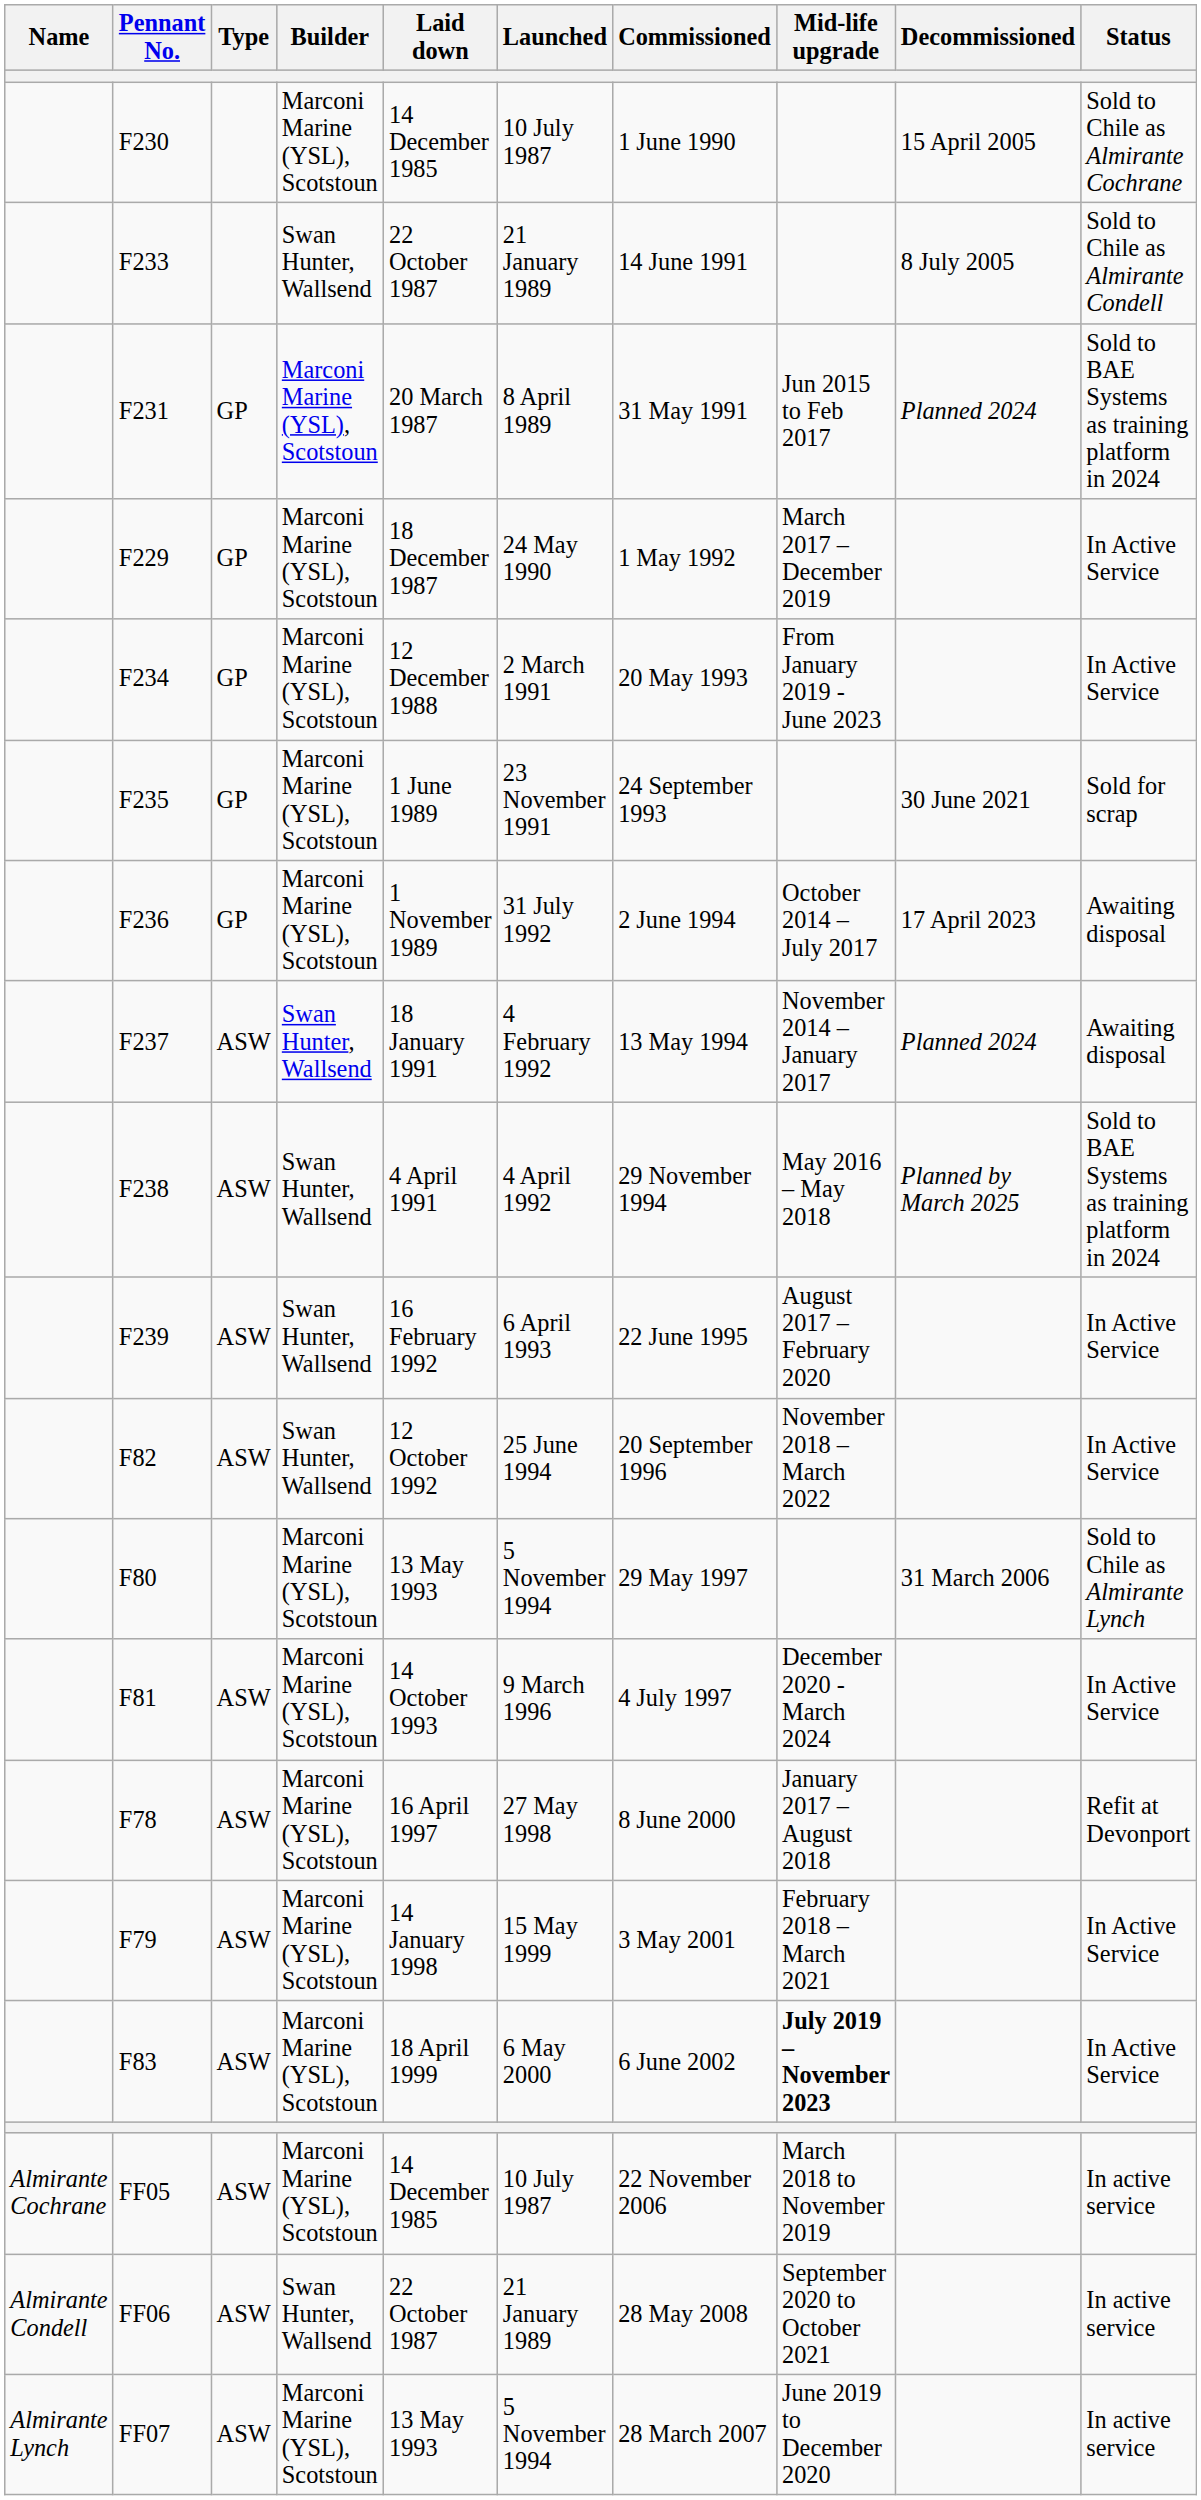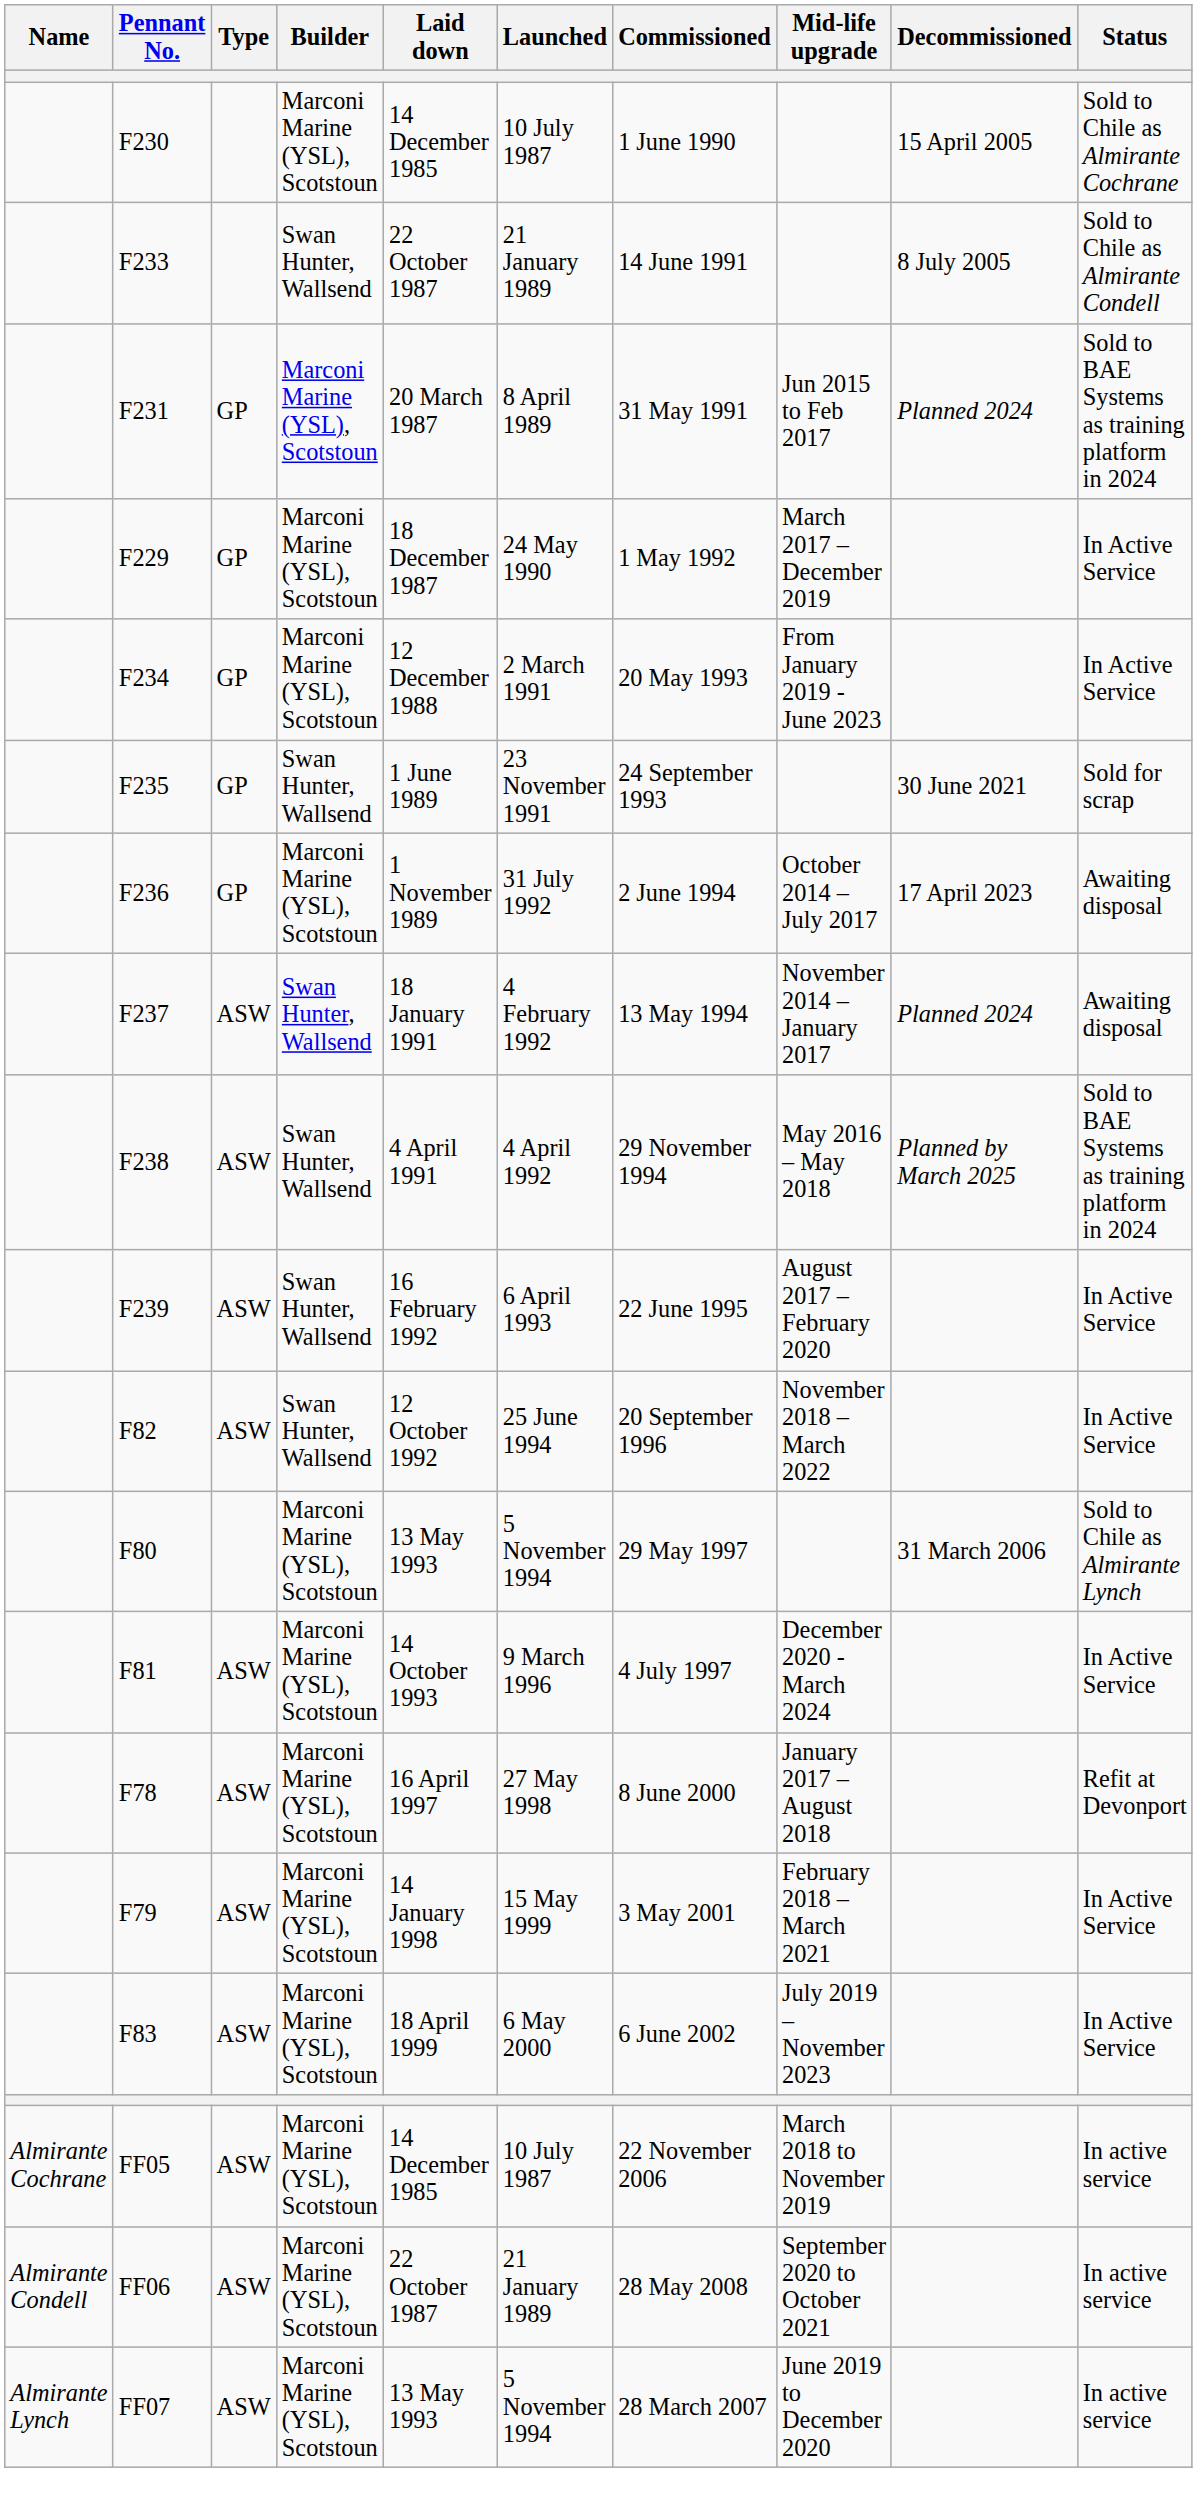(330, 799) Marconi Marine (YSL), Scotstoun -> (327, 786) Swan Hunter, Wallsend
(836, 2061) bold -> (833, 2033) normal
(327, 2313) Swan Hunter, Wallsend -> (330, 2286) Marconi Marine (YSL), Scotstoun
